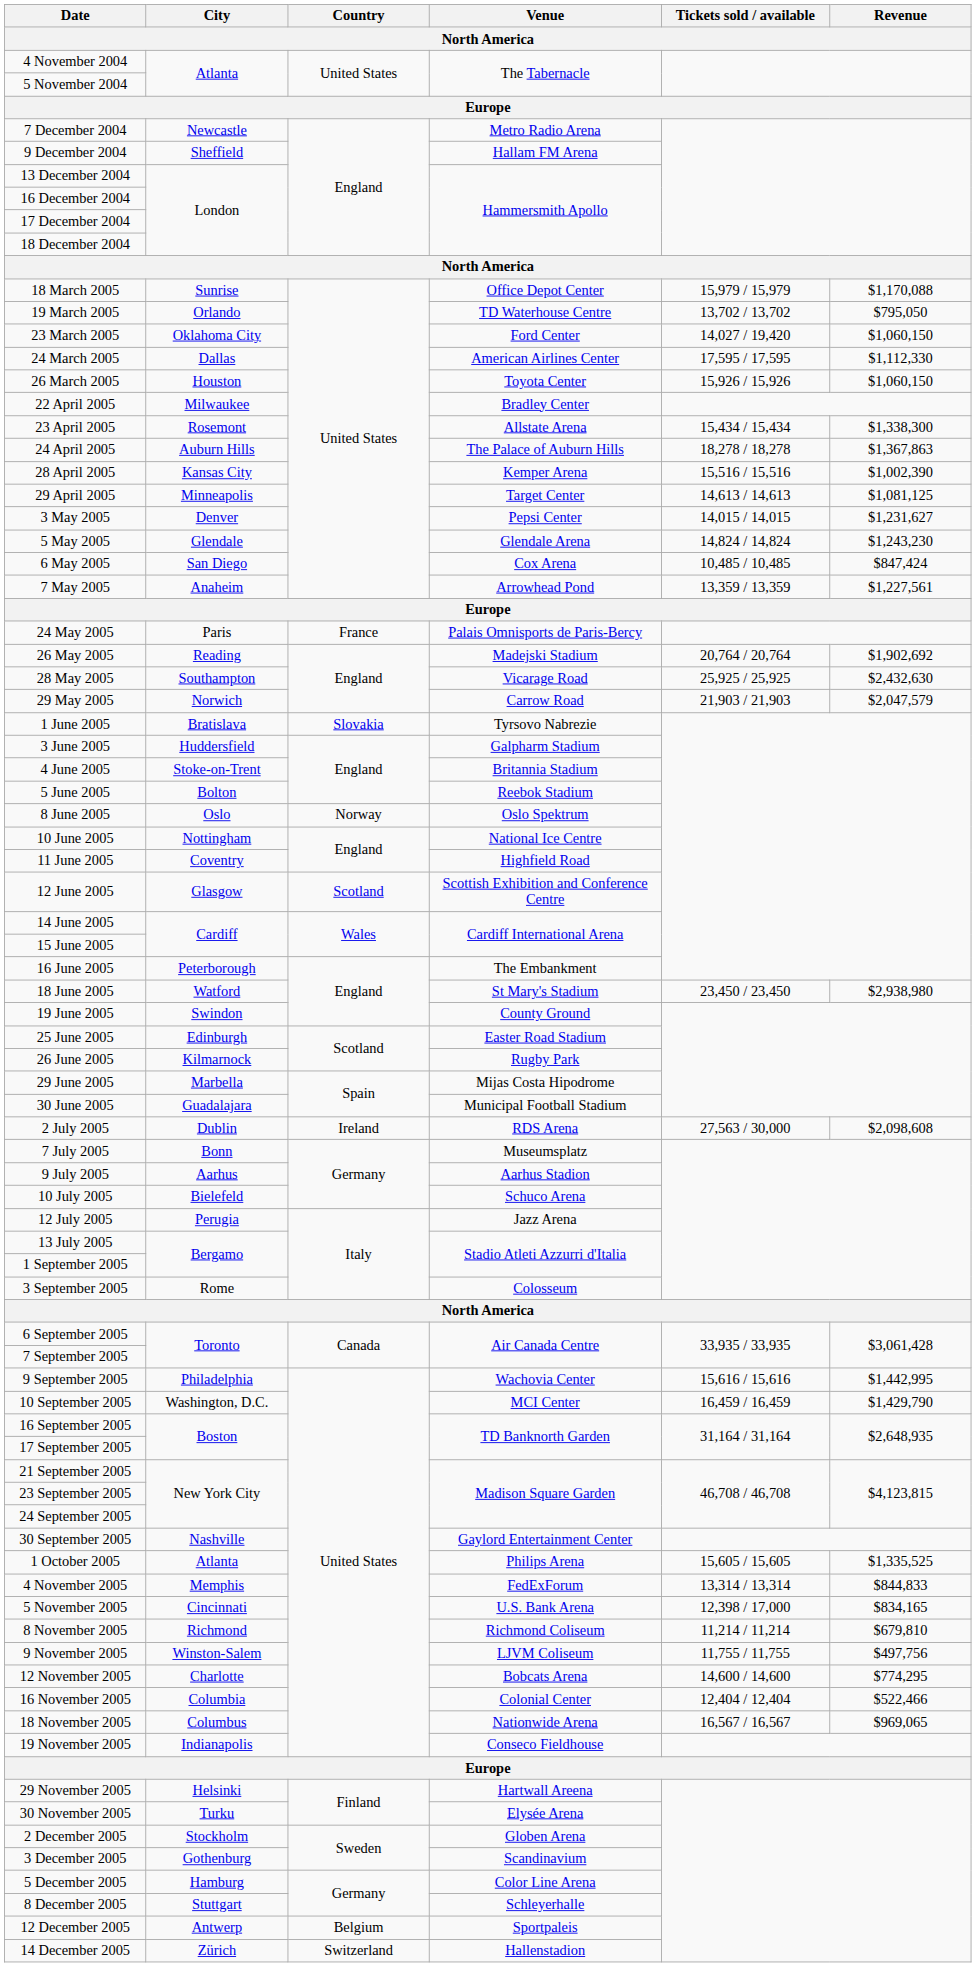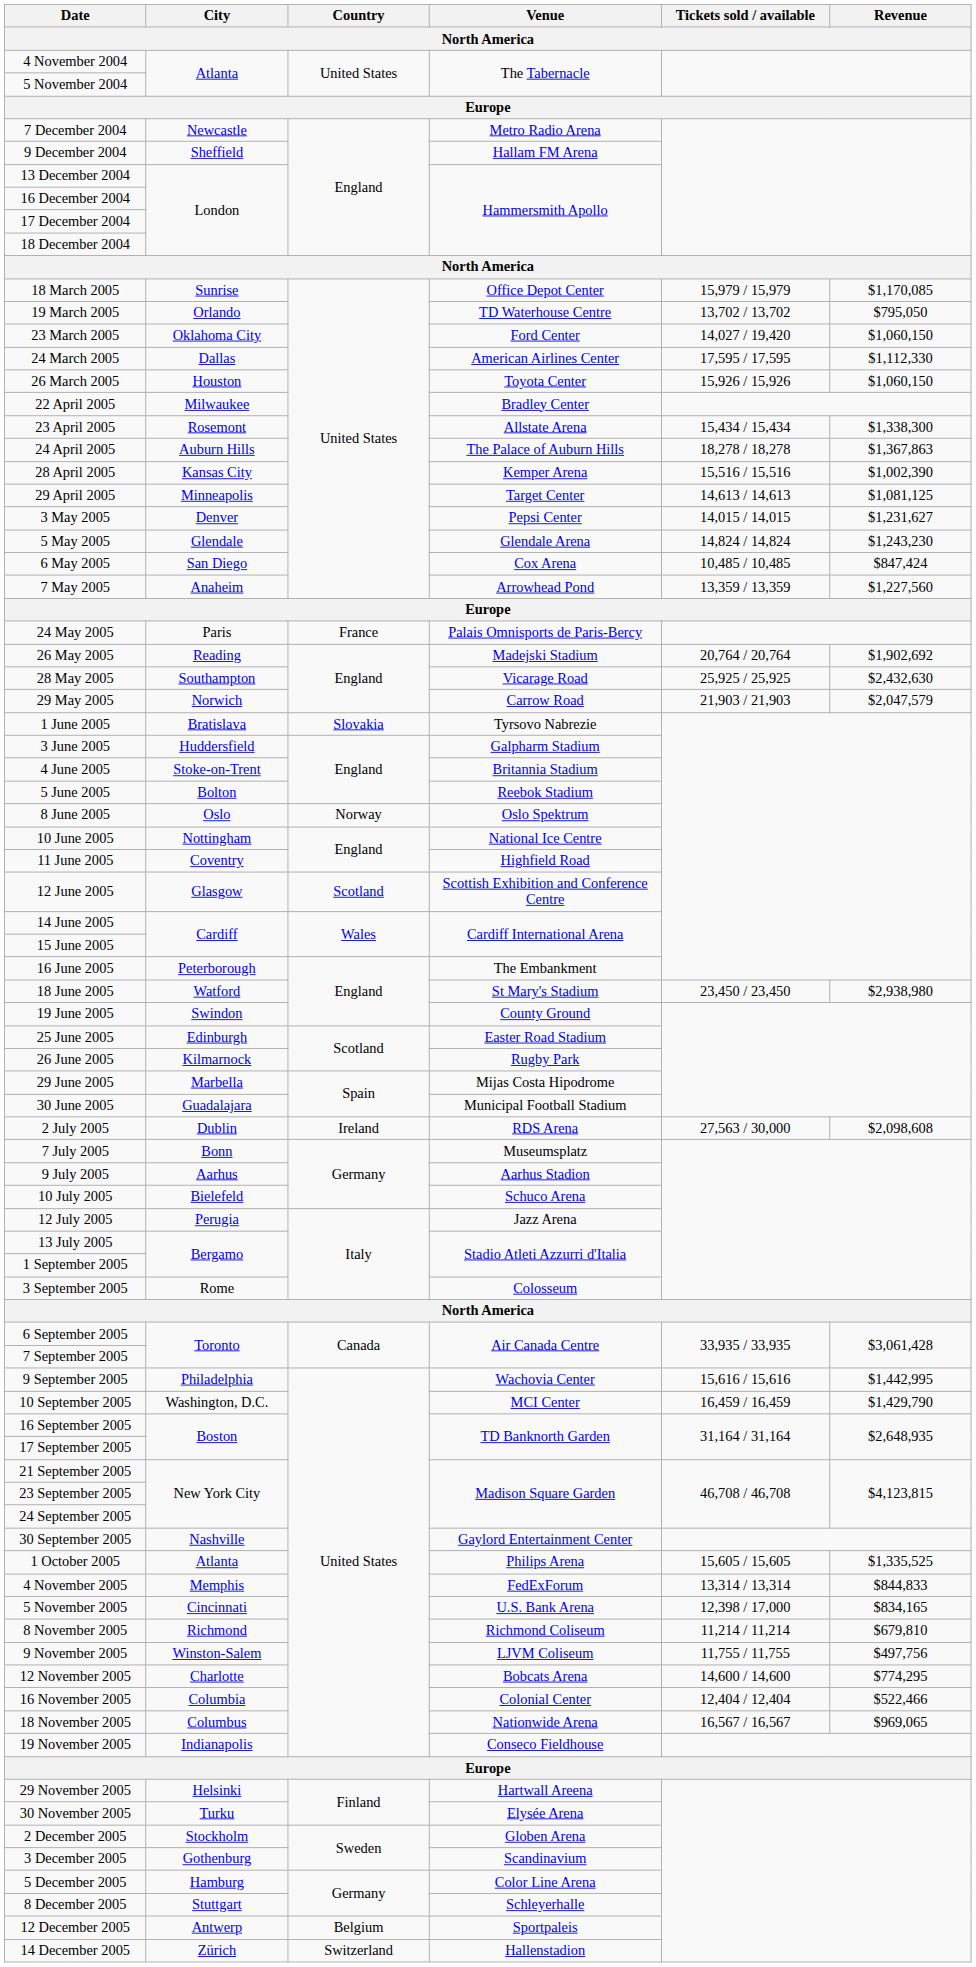(900, 289) $1,170,088 -> (900, 289) $1,170,085
(900, 586) $1,227,561 -> (900, 586) $1,227,560
